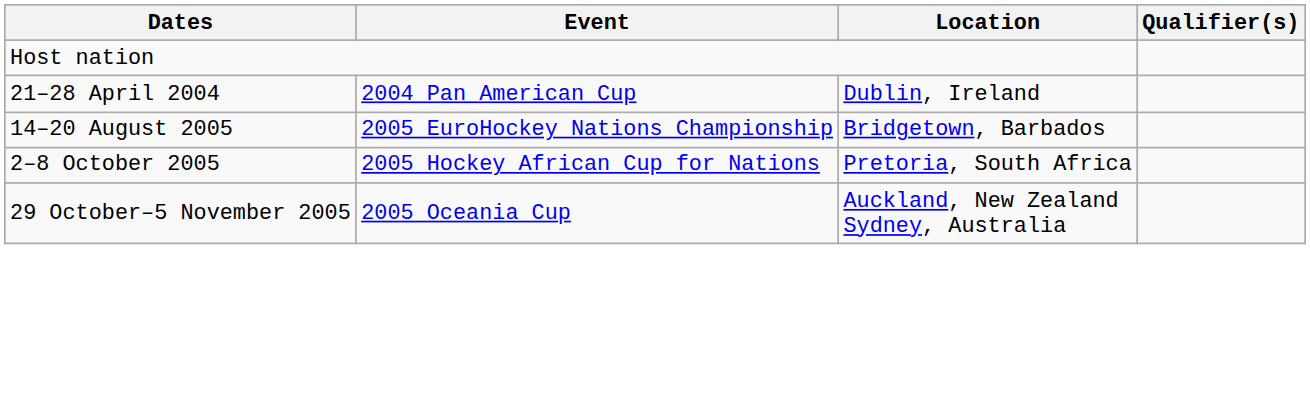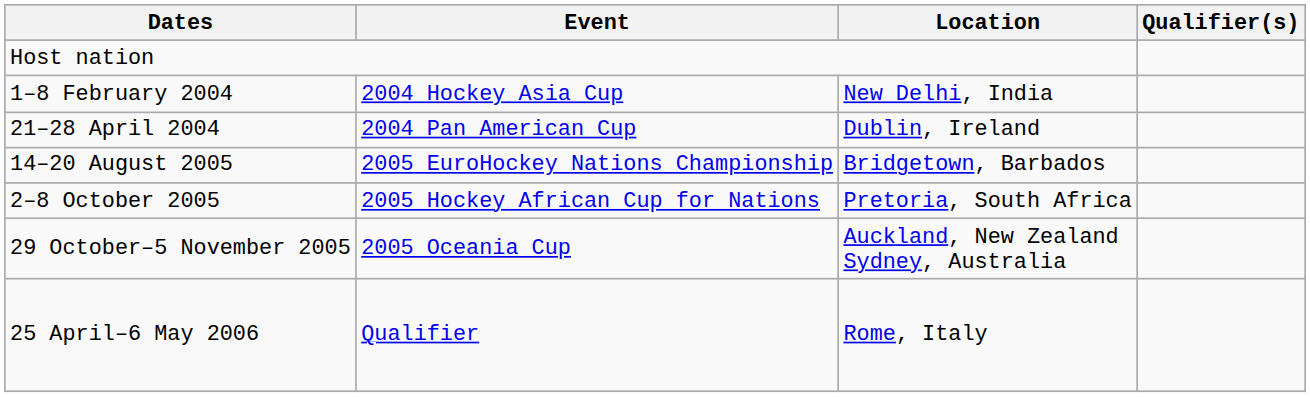+ row: (121, 94)
+ row: (135, 335)
